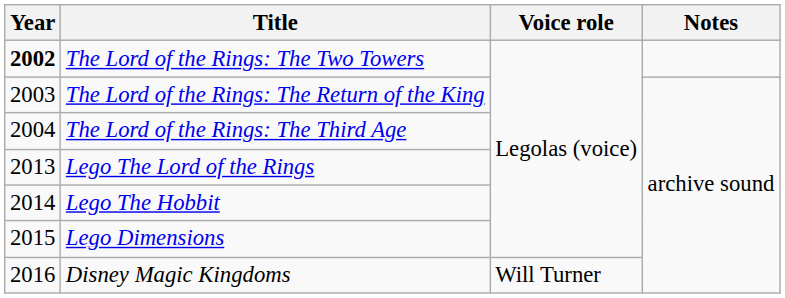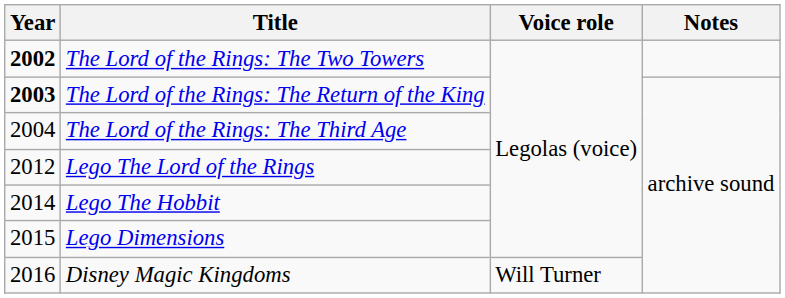(33, 94) normal -> (33, 94) bold
(33, 166) 2013 -> (33, 166) 2012
